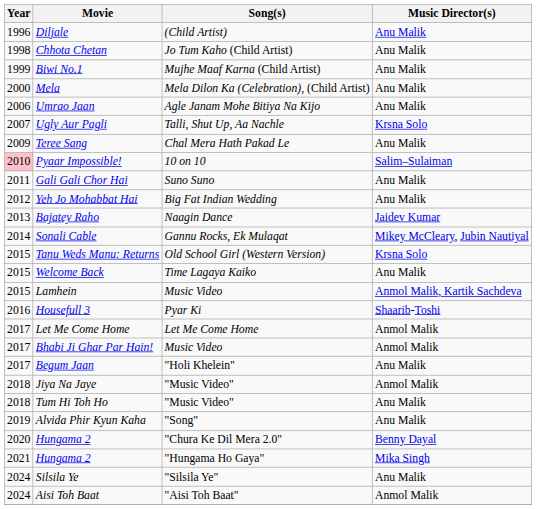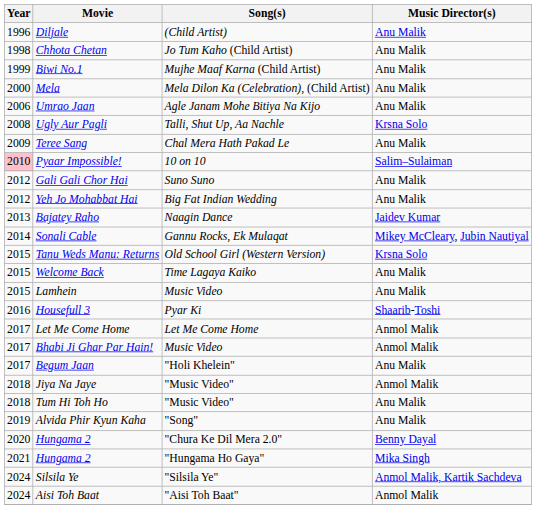(19, 124) 2007 -> (19, 124) 2008
(19, 180) 2011 -> (19, 180) 2012
(448, 291) Anmol Malik, Kartik Sachdeva -> (400, 291) Anu Malik
(400, 476) Anu Malik -> (448, 476) Anmol Malik, Kartik Sachdeva
